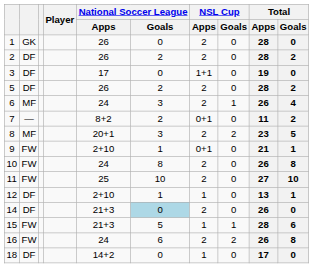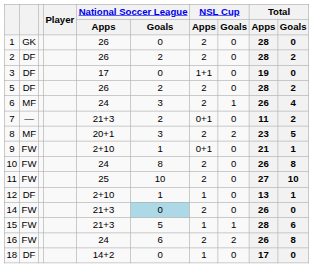(103, 118) 8+2 -> (103, 118) 21+3
(29, 210) DF -> (29, 210) FW
